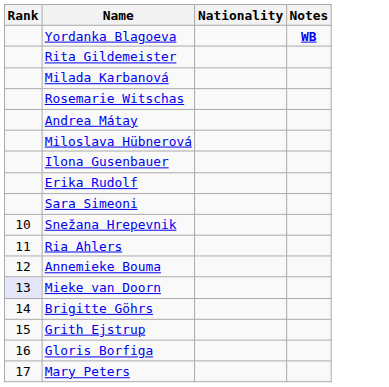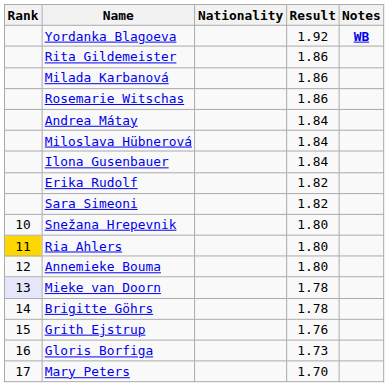+ column: (313, 15)
(23, 246) no background -> (23, 246) gold background
